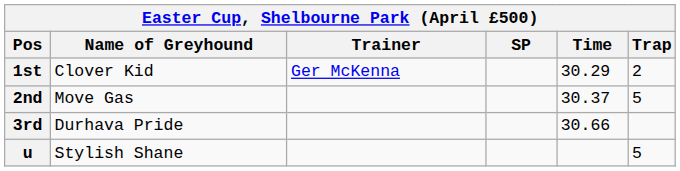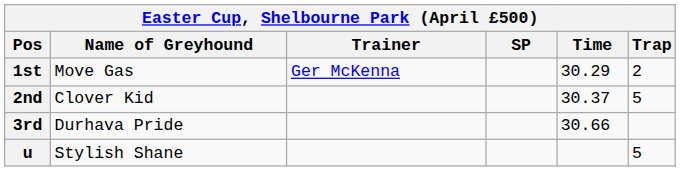(104, 72) Clover Kid -> (94, 72) Move Gas
(94, 99) Move Gas -> (104, 99) Clover Kid
